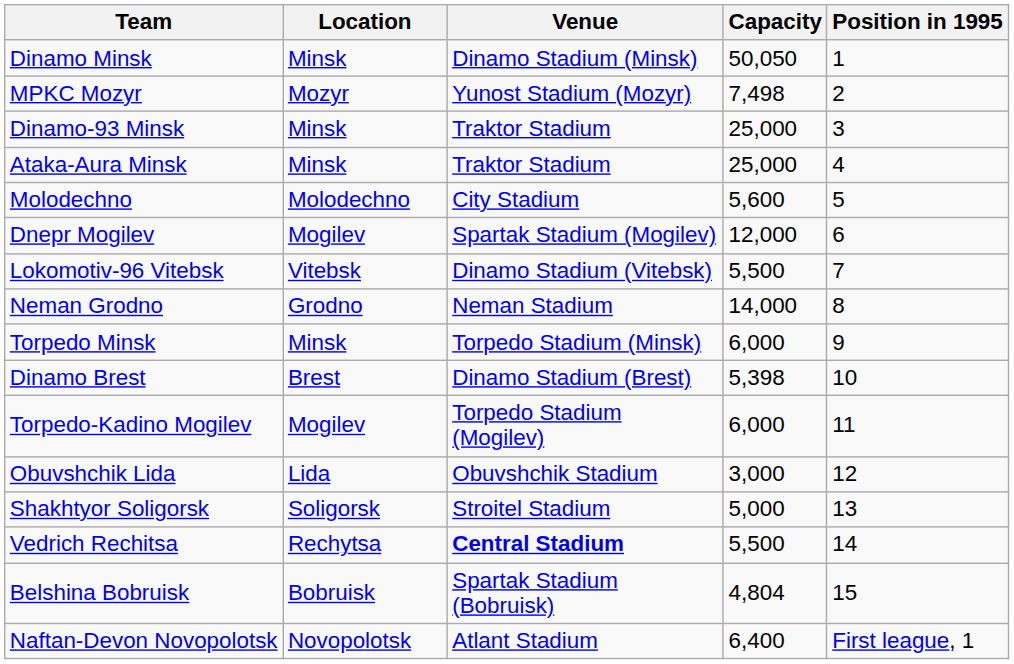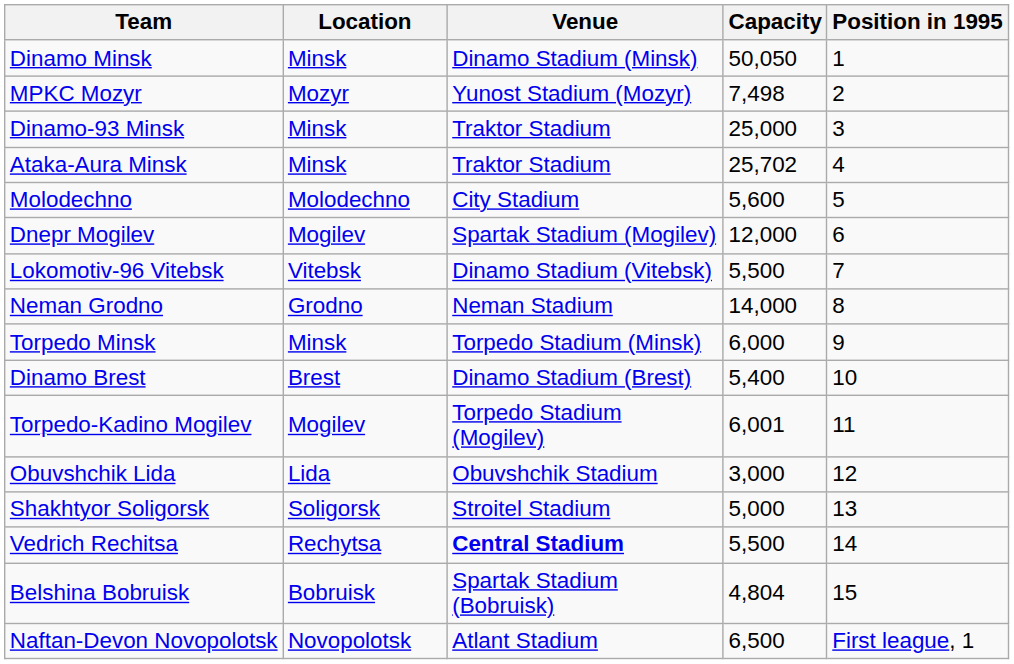(763, 164) 25,000 -> (763, 164) 25,702
(757, 377) 5,398 -> (757, 377) 5,400
(757, 425) 6,000 -> (757, 425) 6,001
(757, 641) 6,400 -> (757, 641) 6,500
